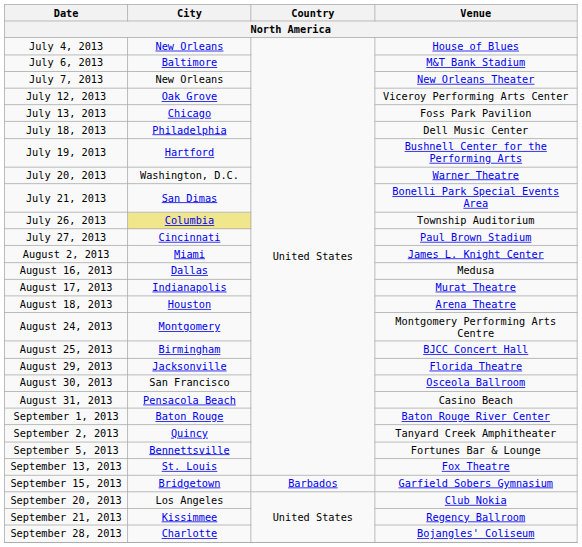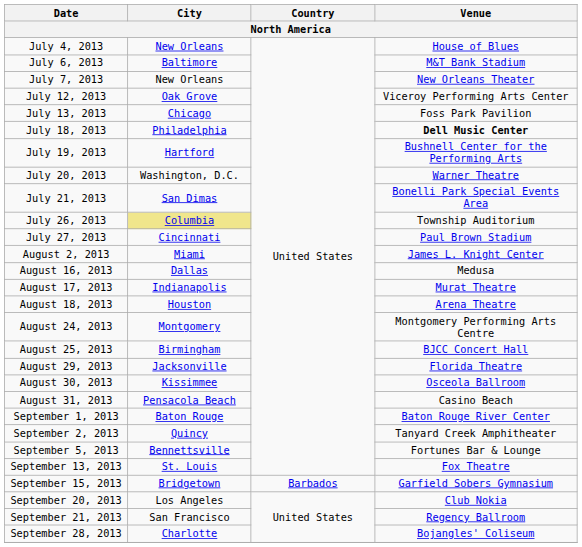(476, 130) normal -> (476, 130) bold
(189, 383) San Francisco -> (189, 383) Kissimmee
(189, 517) Kissimmee -> (189, 517) San Francisco
